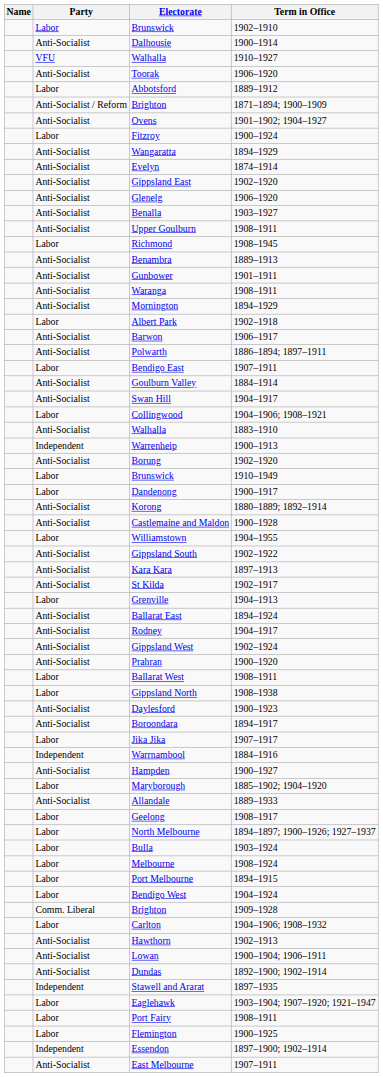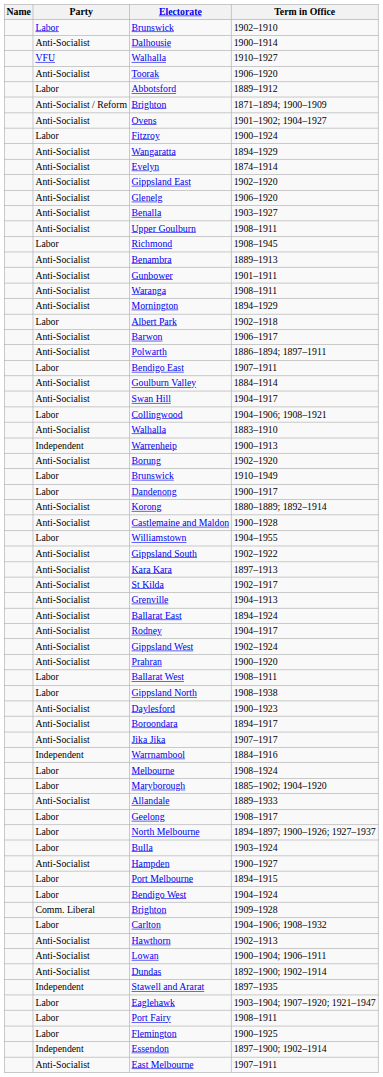(47, 600) Labor -> (63, 600) Anti-Socialist
(47, 739) Labor -> (63, 739) Anti-Socialist
rows swapped: (151, 770) <-> (153, 863)
